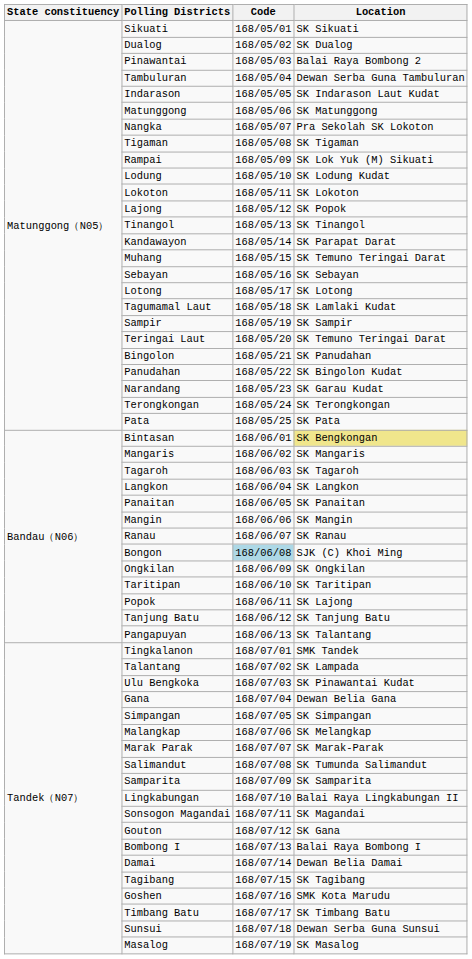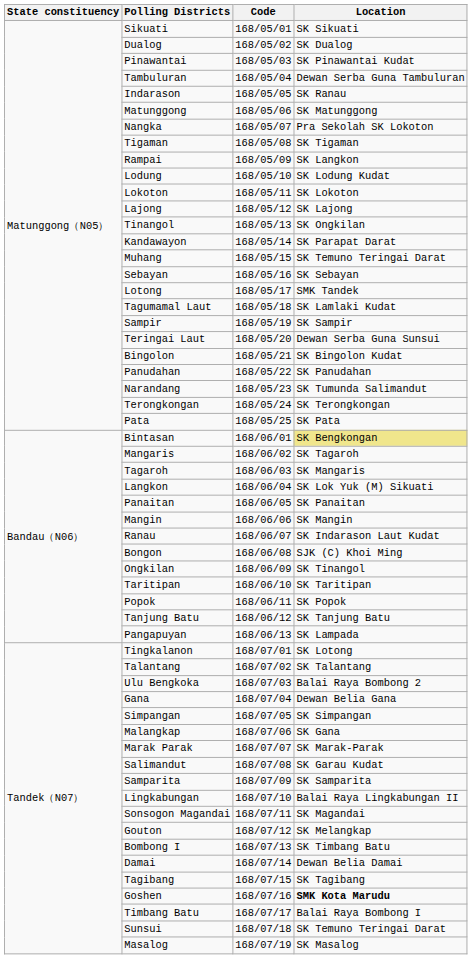(359, 62) Balai Raya Bombong 2 -> (356, 62) SK Pinawantai Kudat
(368, 95) SK Indarason Laut Kudat -> (321, 95) SK Ranau
(365, 160) SK Lok Yuk (M) Sikuati -> (328, 160) SK Langkon
(321, 209) SK Popok -> (325, 209) SK Lajong
(331, 225) SK Tinangol -> (331, 225) SK Ongkilan
(325, 291) SK Lotong -> (328, 291) SMK Tandek
(371, 340) SK Temuno Teringai Darat -> (368, 340) Dewan Serba Guna Sunsui
(334, 356) SK Panudahan -> (349, 356) SK Bingolon Kudat
(349, 373) SK Bingolon Kudat -> (334, 373) SK Panudahan
(340, 389) SK Garau Kudat -> (362, 389) SK Tumunda Salimandut
(331, 454) SK Mangaris -> (328, 454) SK Tagaroh
(328, 471) SK Tagaroh -> (331, 471) SK Mangaris
(328, 487) SK Langkon -> (365, 487) SK Lok Yuk (M) Sikuati
(321, 536) SK Ranau -> (368, 536) SK Indarason Laut Kudat
(263, 553) lightblue background -> (263, 553) no background
(331, 569) SK Ongkilan -> (331, 569) SK Tinangol
(325, 602) SK Lajong -> (321, 602) SK Popok
(334, 634) SK Talantang -> (328, 634) SK Lampada
(328, 651) SMK Tandek -> (325, 651) SK Lotong
(328, 667) SK Lampada -> (334, 667) SK Talantang
(356, 684) SK Pinawantai Kudat -> (359, 684) Balai Raya Bombong 2
(334, 733) SK Melangkap -> (318, 733) SK Gana
(362, 765) SK Tumunda Salimandut -> (340, 765) SK Garau Kudat
(318, 831) SK Gana -> (334, 831) SK Melangkap
(359, 847) Balai Raya Bombong I -> (343, 847) SK Timbang Batu
(343, 896) normal -> (343, 896) bold
(343, 913) SK Timbang Batu -> (359, 913) Balai Raya Bombong I
(368, 929) Dewan Serba Guna Sunsui -> (371, 929) SK Temuno Teringai Darat
